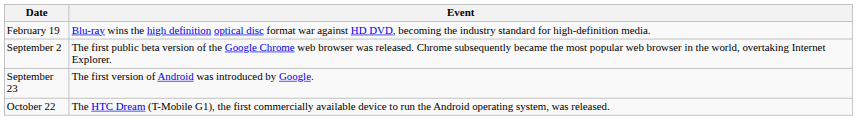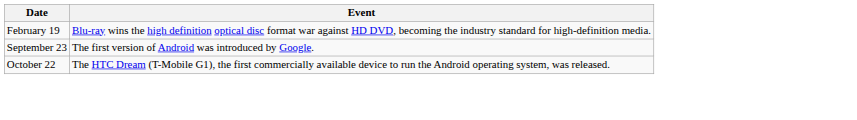- row: (34, 47)
